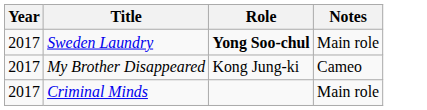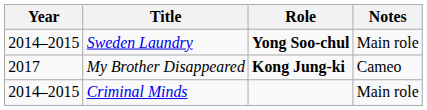(24, 42) 2017 -> (44, 42) 2014–2015
(256, 67) normal -> (299, 67) bold
(24, 92) 2017 -> (44, 92) 2014–2015
